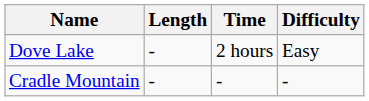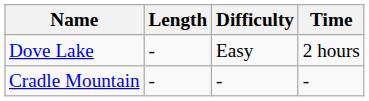columns swapped: (245, 19) <-> (321, 19)
